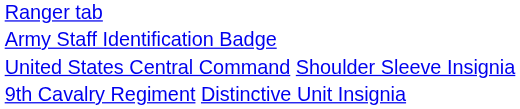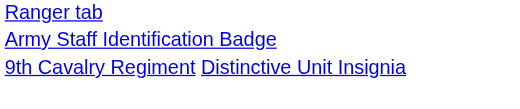- row: (260, 67)
